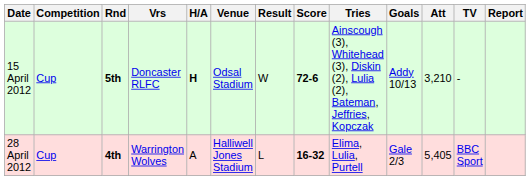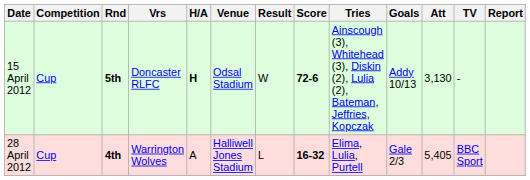(438, 78) 3,210 -> (438, 78) 3,130
